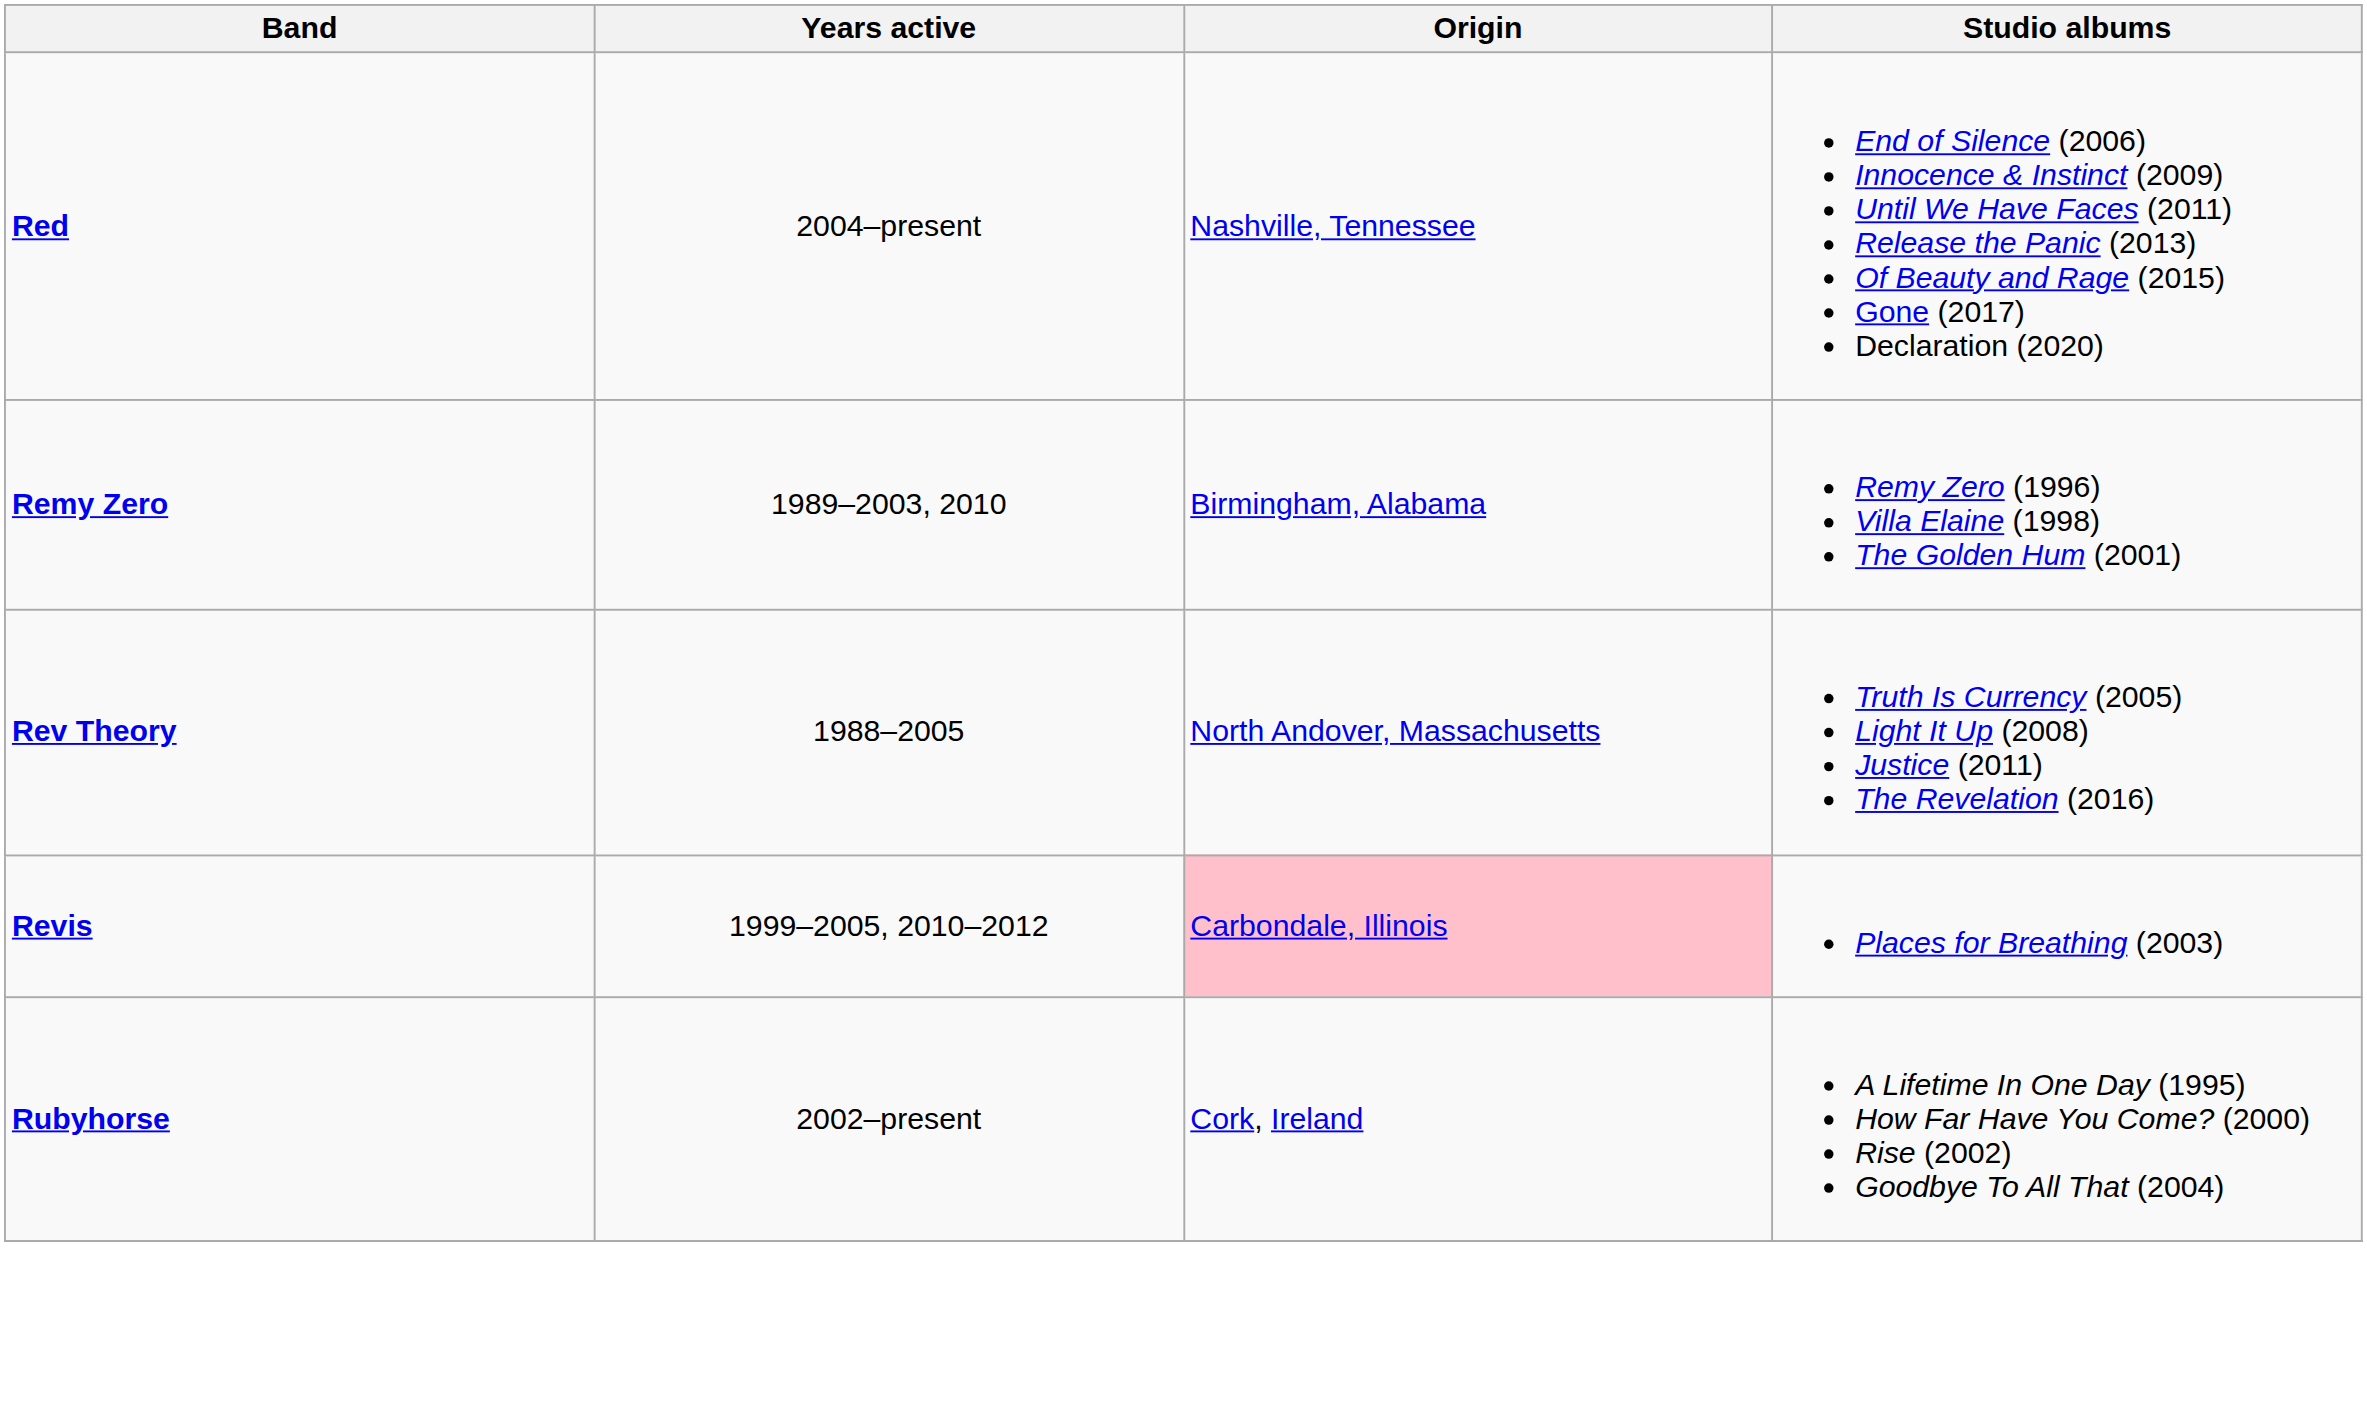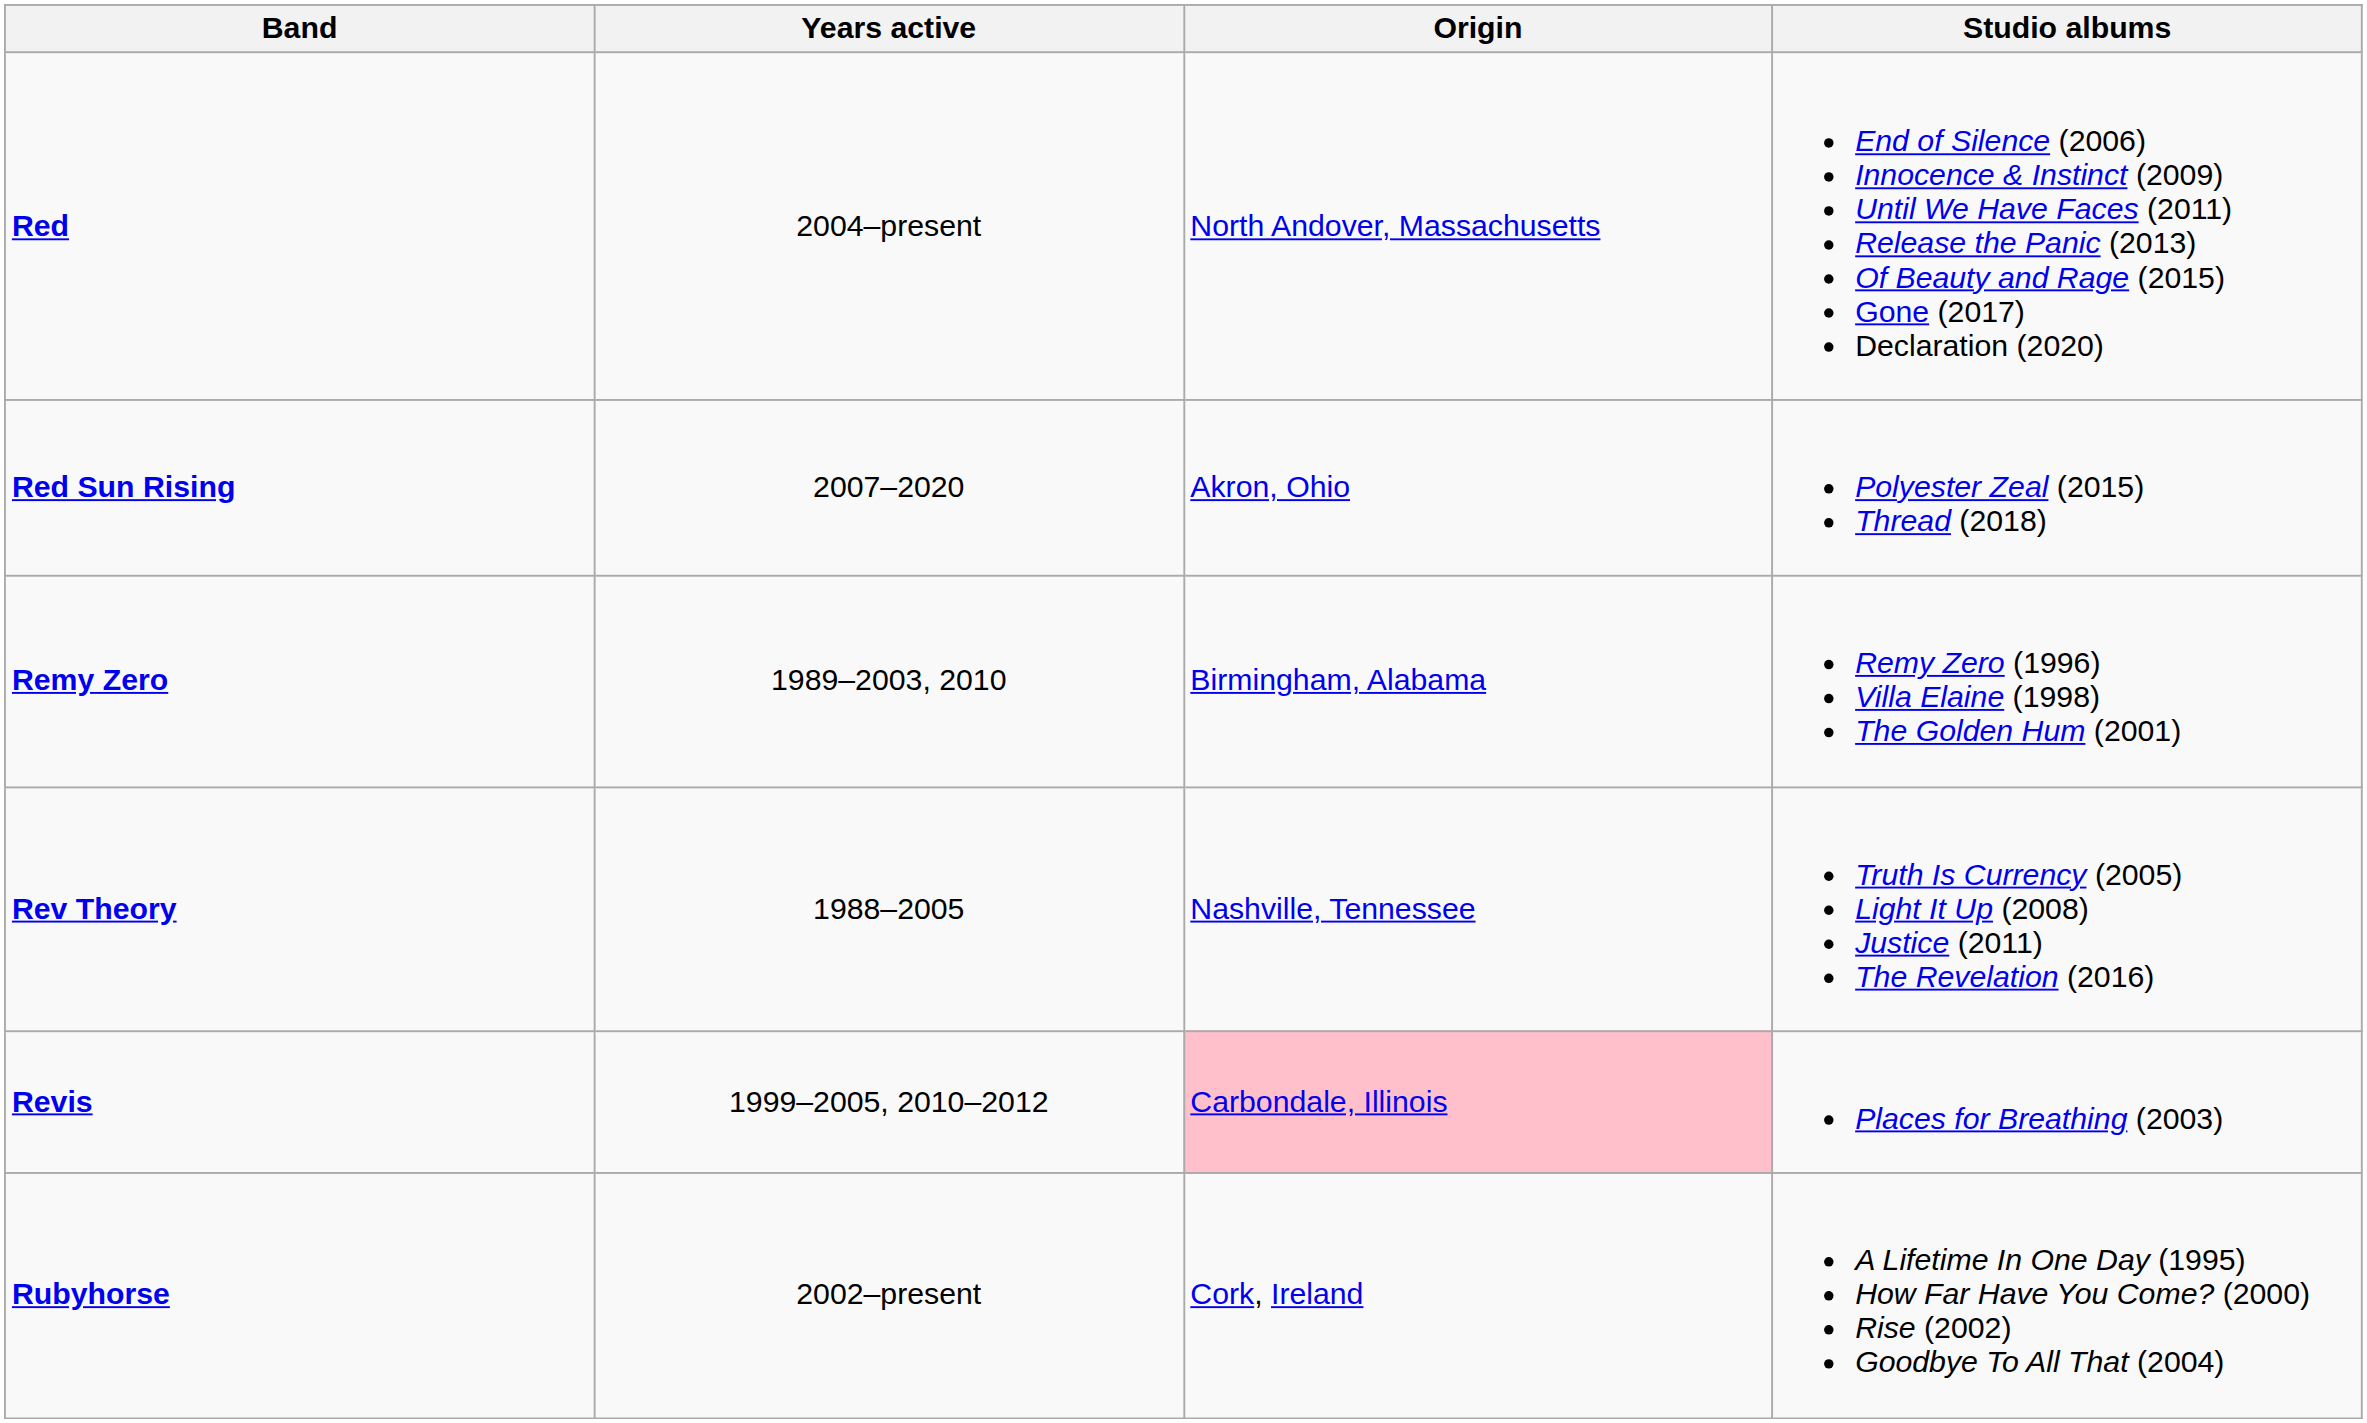(1333, 225) Nashville, Tennessee -> (1395, 225) North Andover, Massachusetts
+ row: (124, 487)
(1395, 731) North Andover, Massachusetts -> (1333, 908) Nashville, Tennessee
